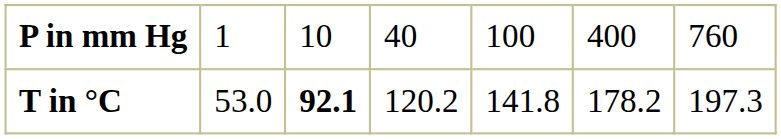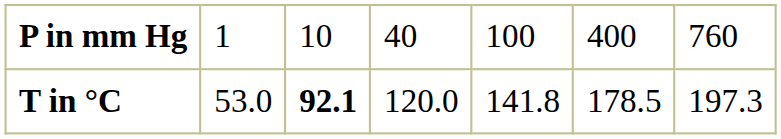(421, 100) 120.2 -> (421, 100) 120.0
(624, 100) 178.2 -> (624, 100) 178.5
